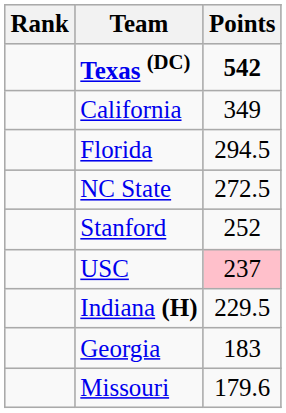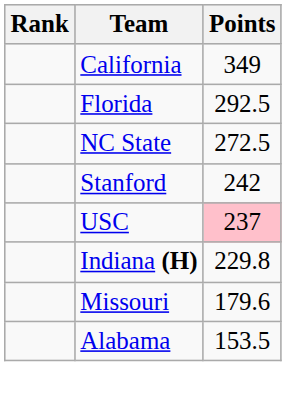- row: (135, 67)
(242, 149) 294.5 -> (242, 103) 292.5
(242, 228) 252 -> (242, 182) 242
(242, 308) 229.5 -> (242, 261) 229.8
- row: (120, 347)
+ row: (125, 340)
